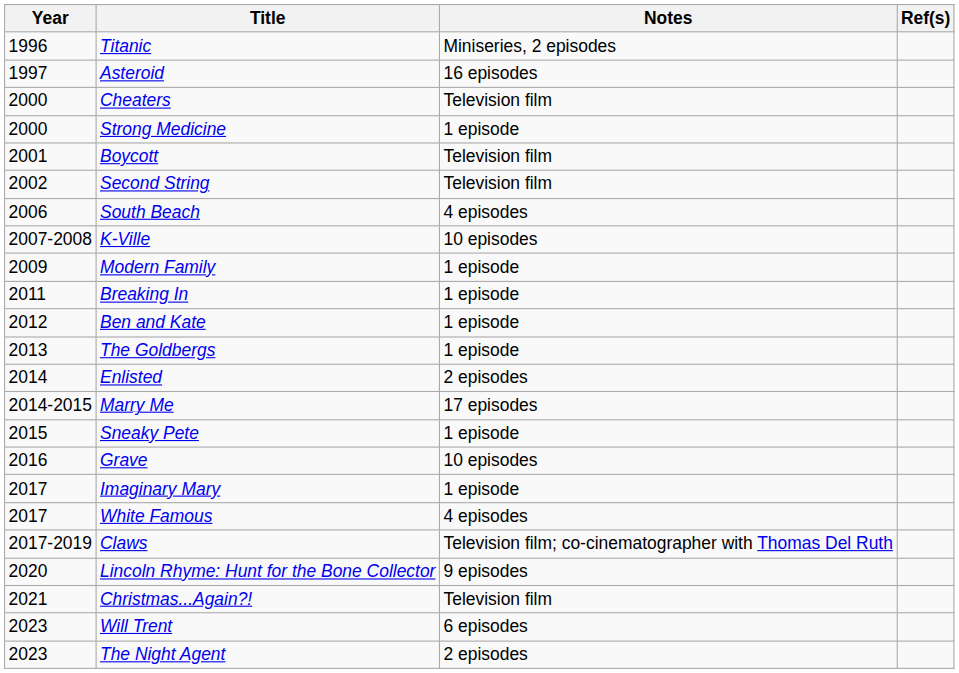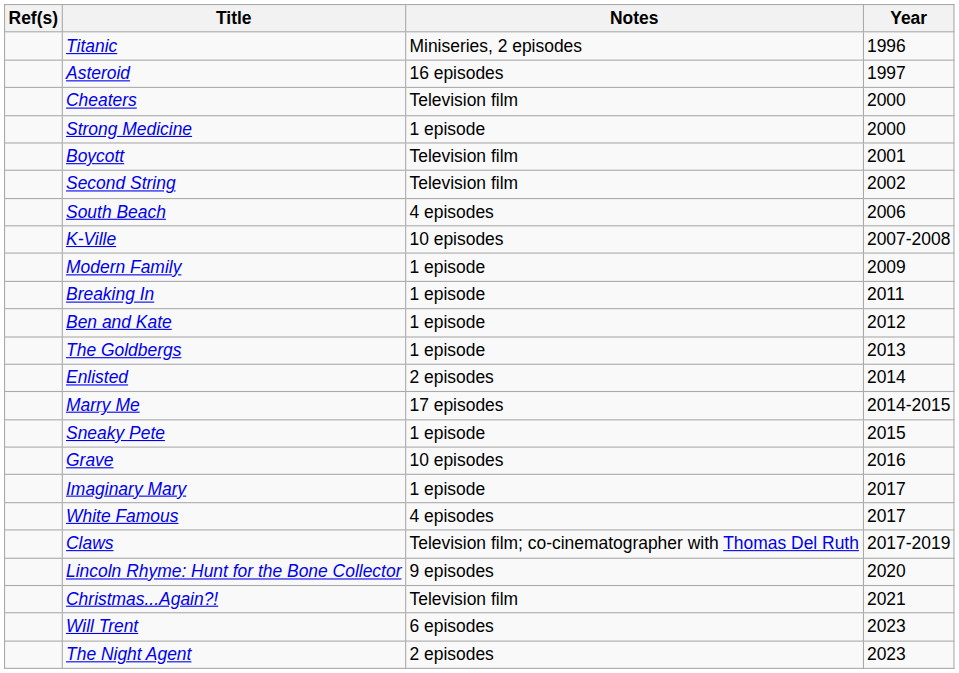columns swapped: (50, 18) <-> (926, 18)
